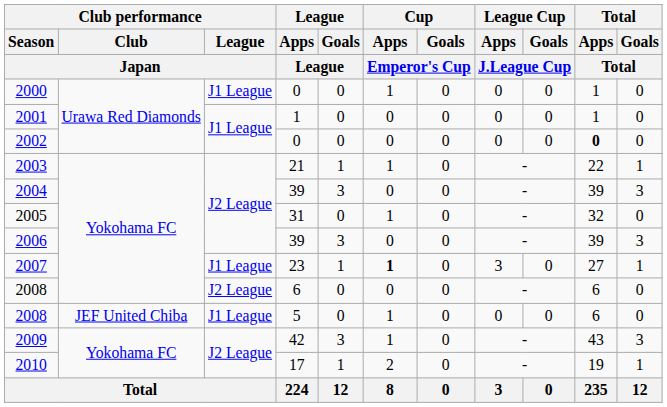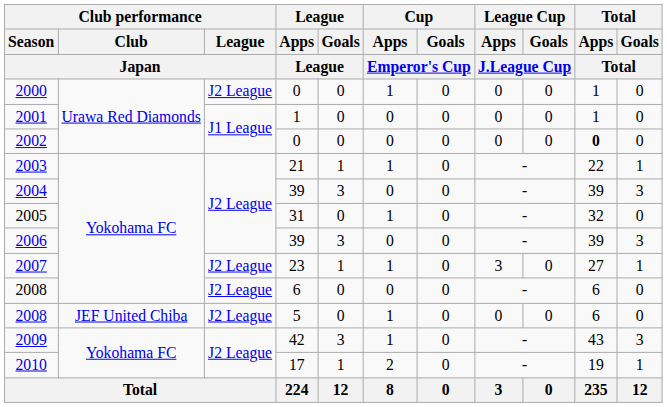(240, 91) J1 League -> (240, 91) J2 League
(240, 265) J1 League -> (240, 265) J2 League
(390, 265) bold -> (390, 265) normal
(240, 315) J1 League -> (240, 315) J2 League
